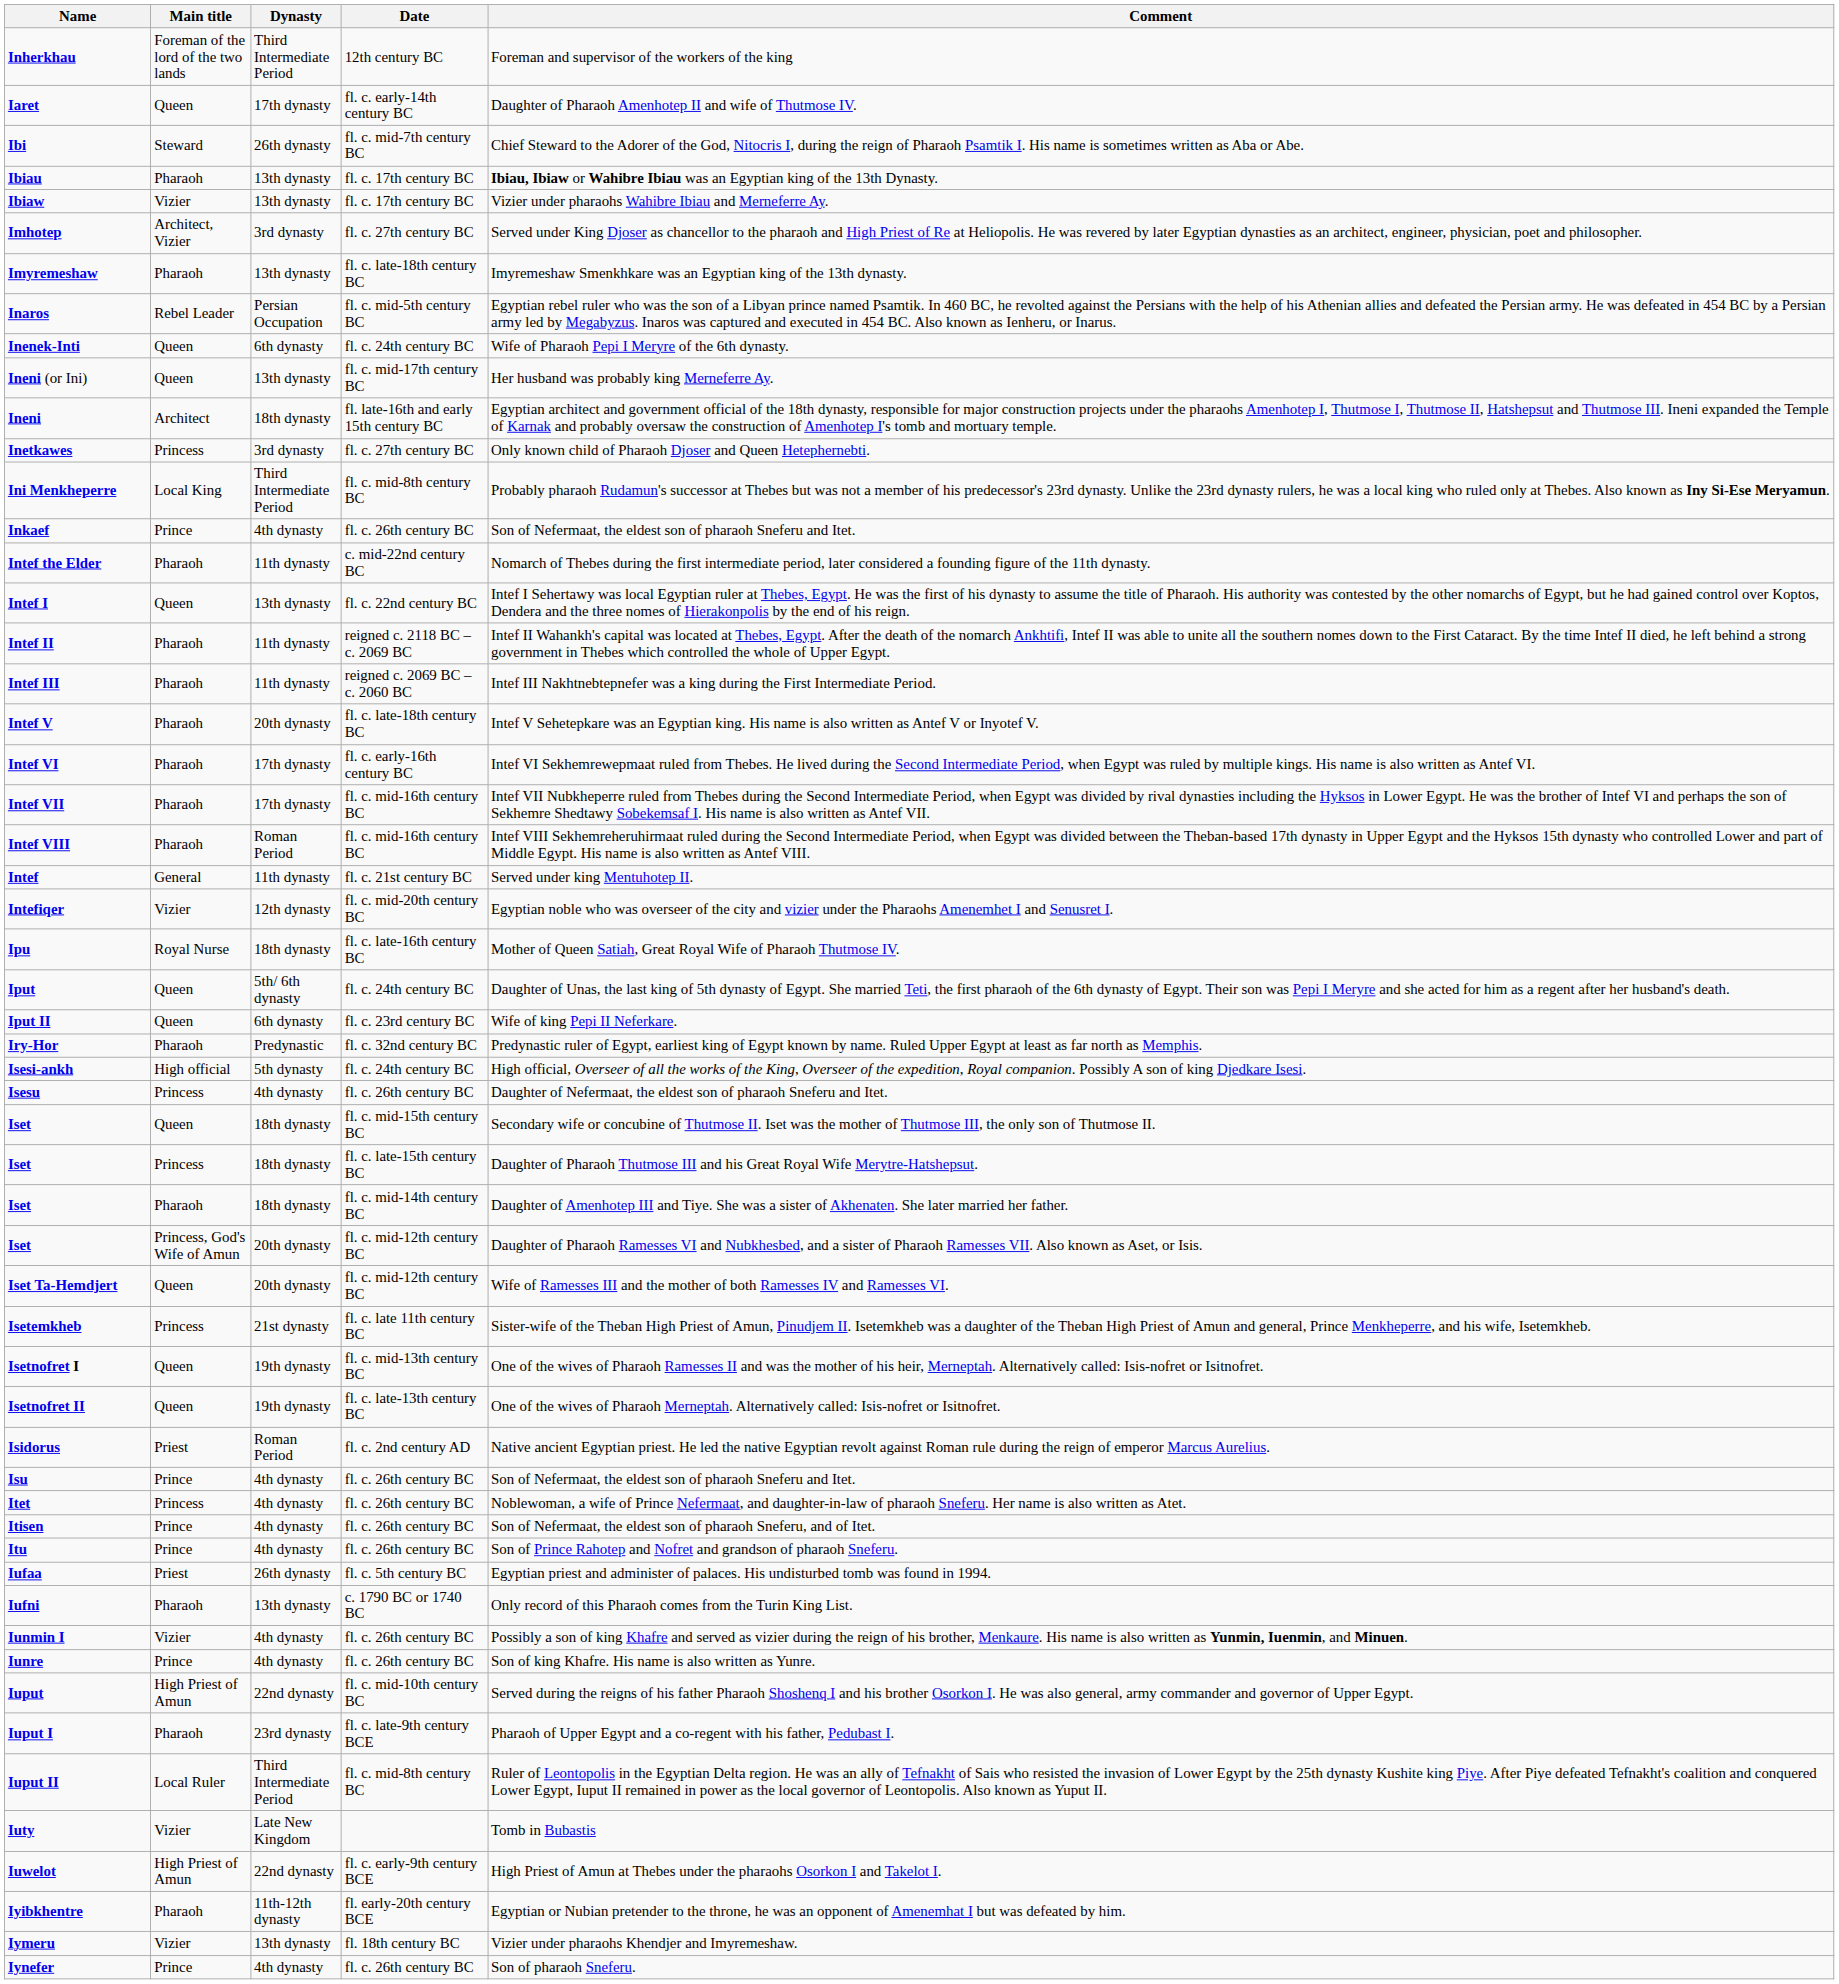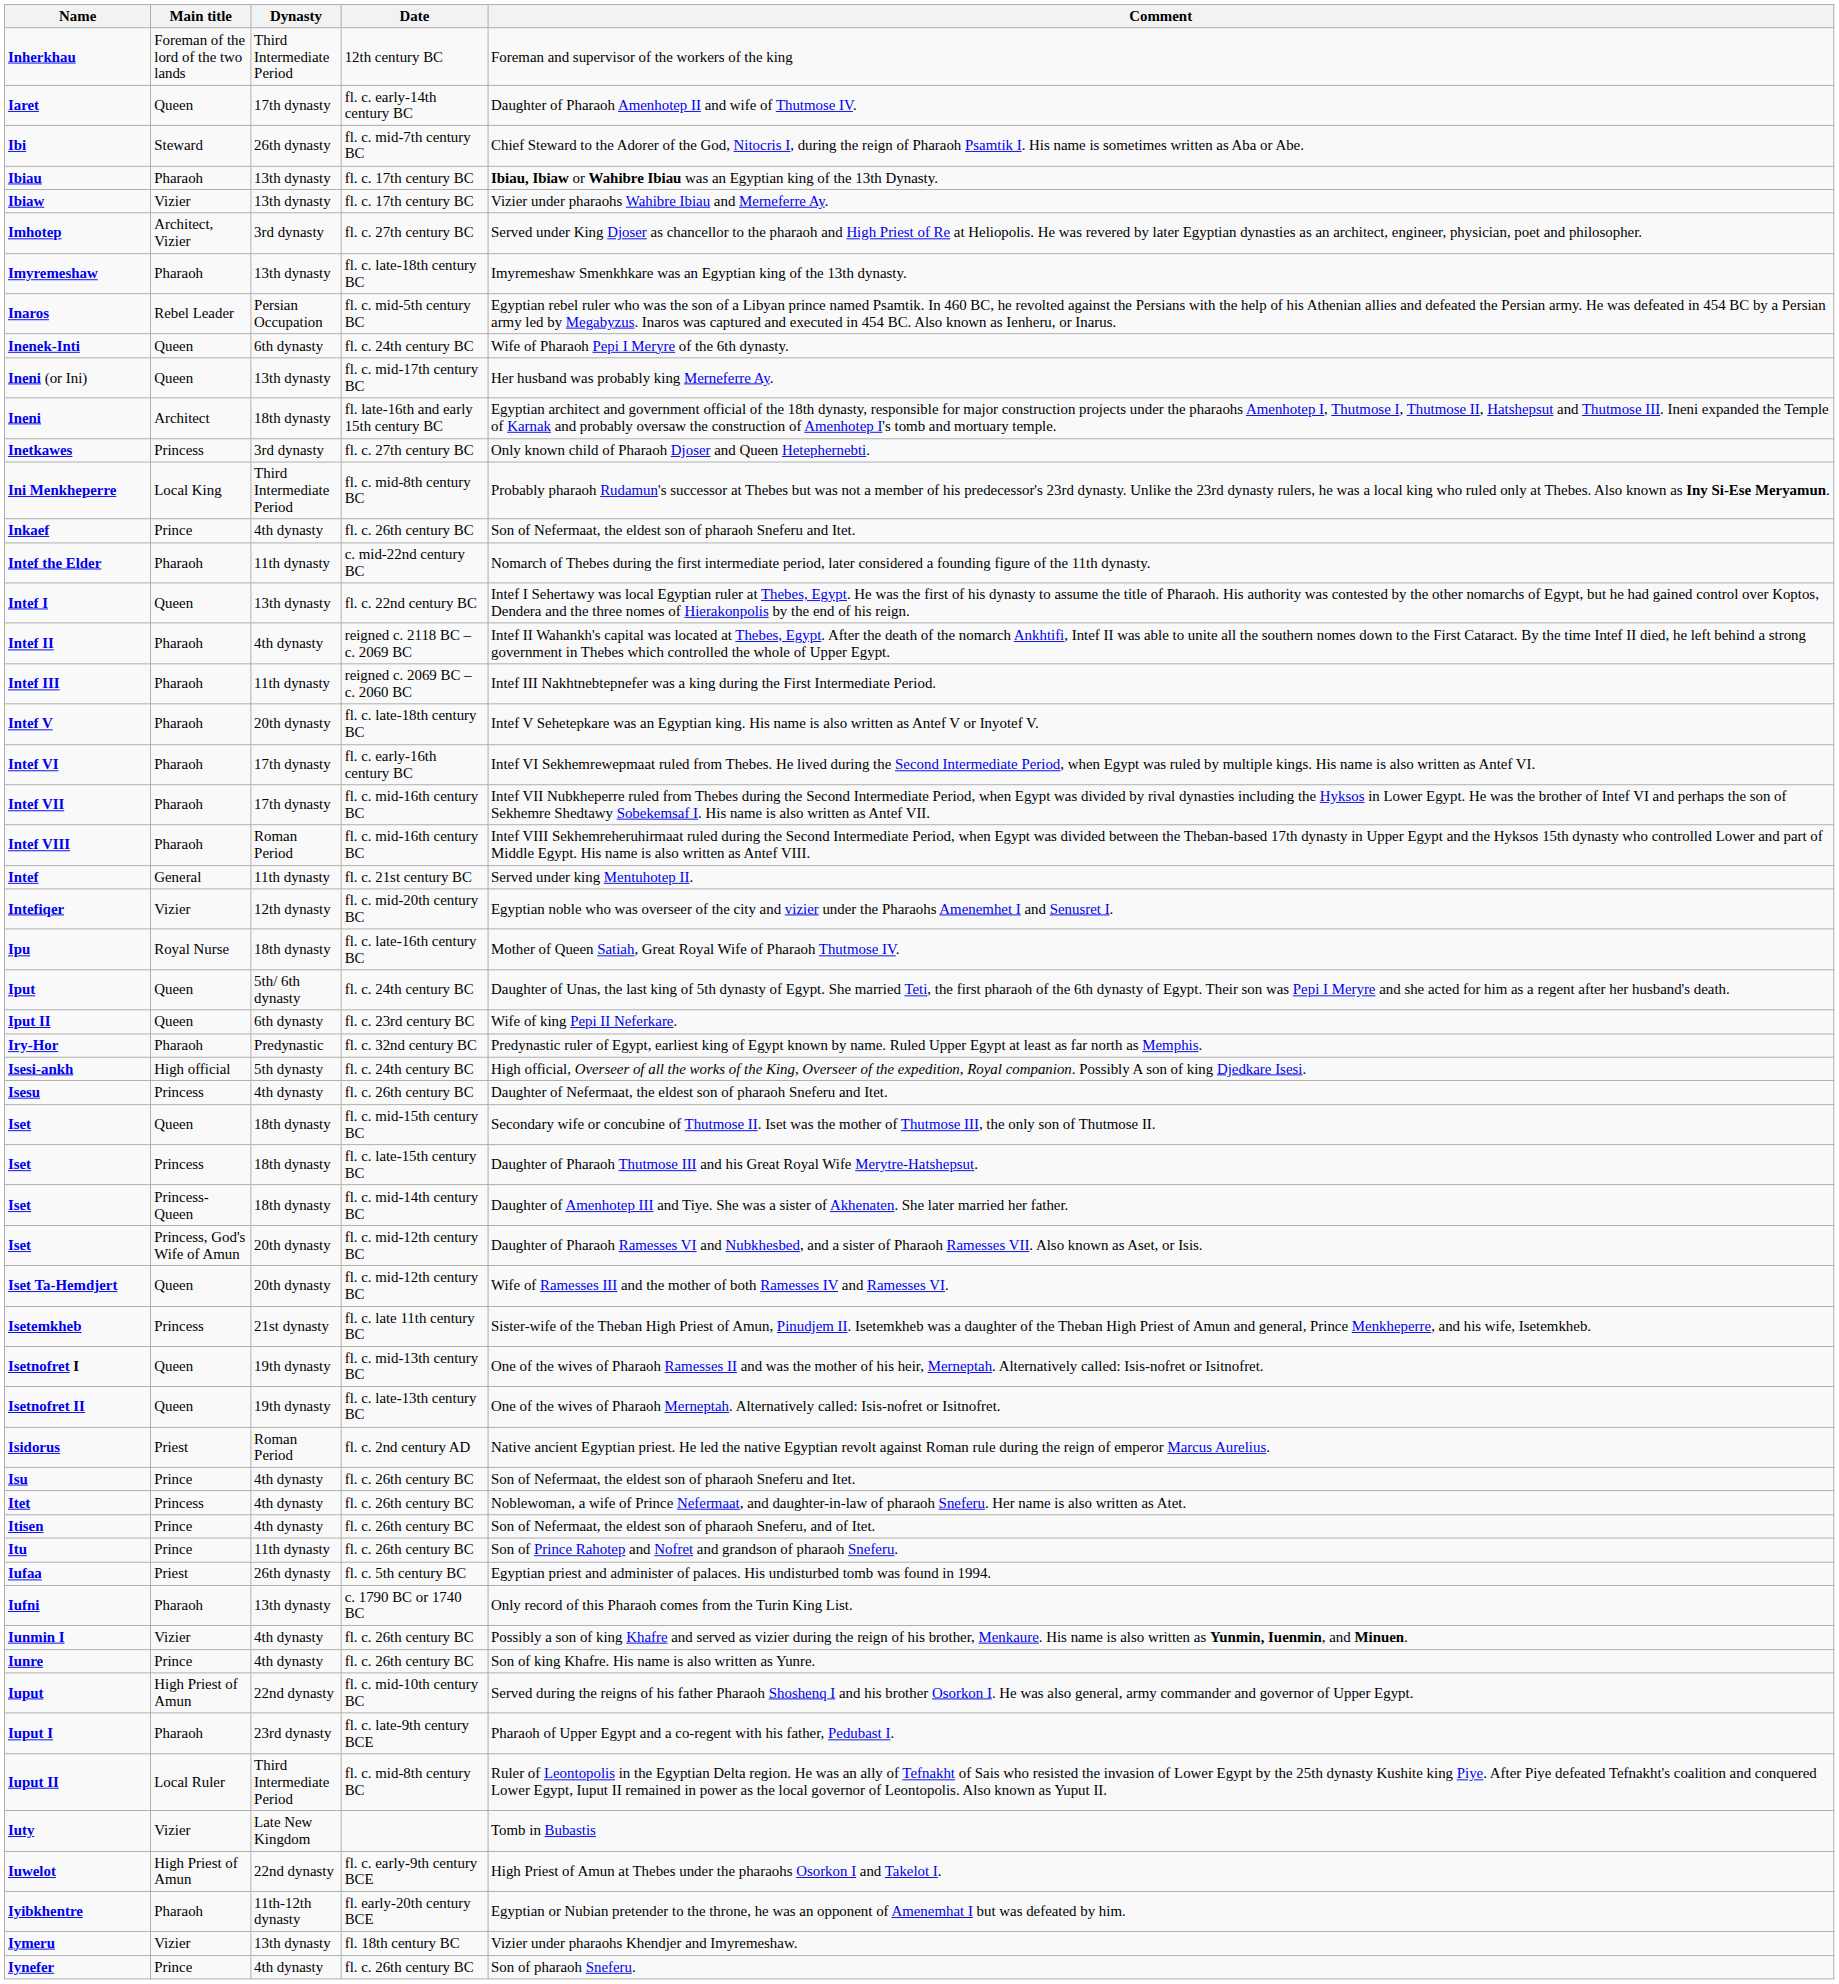(292, 643) 11th dynasty -> (289, 643) 4th dynasty
(179, 1205) Pharaoh -> (182, 1205) Princess-Queen
(289, 1549) 4th dynasty -> (292, 1549) 11th dynasty
